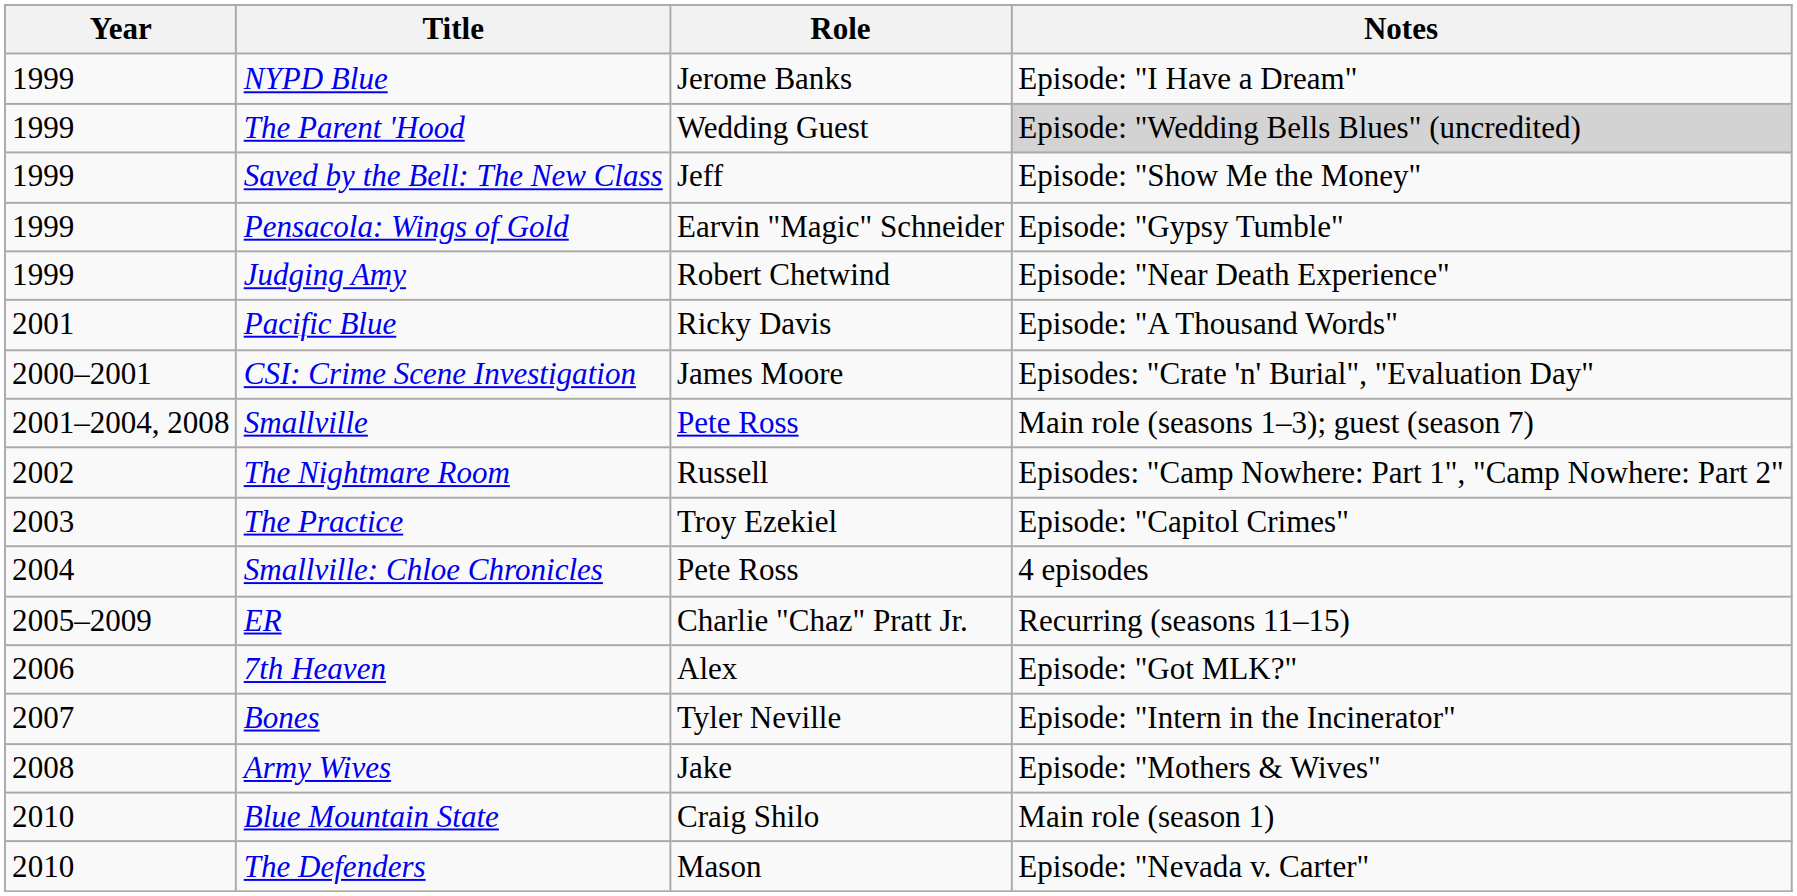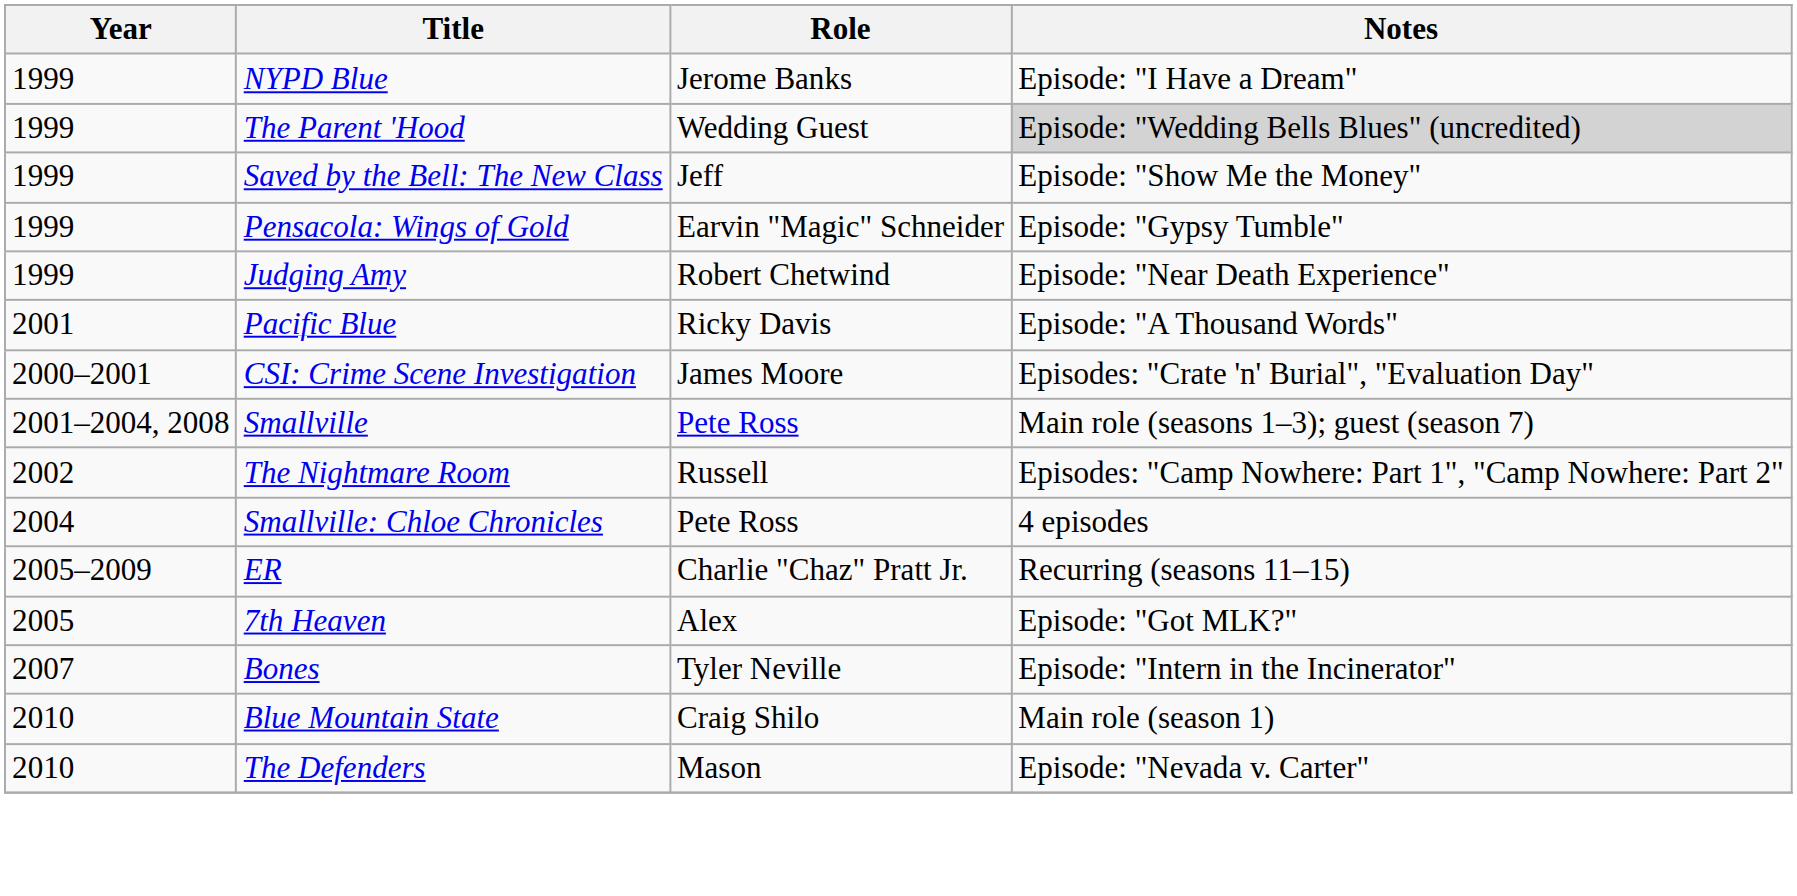- row: (323, 521)
(43, 669) 2006 -> (43, 619) 2005
- row: (317, 767)
